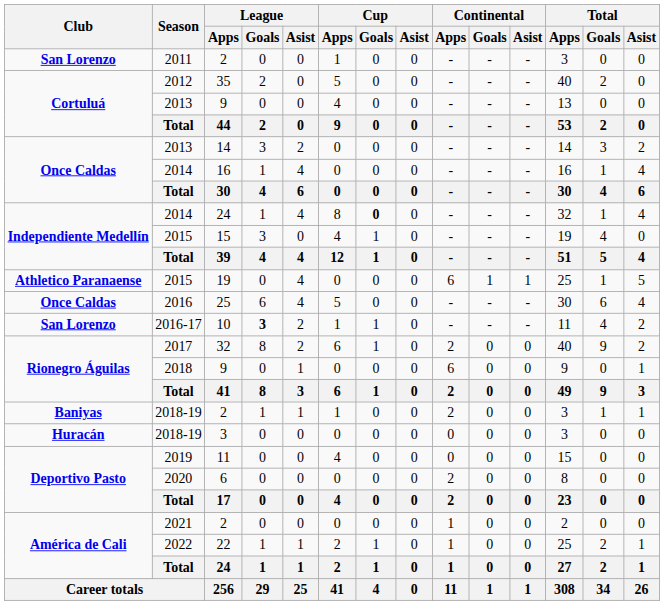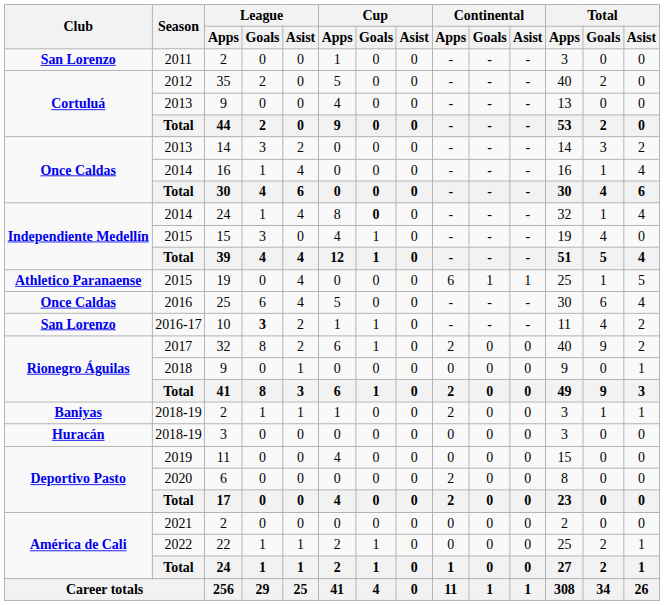(451, 368) 6 -> (451, 368) 0
(451, 523) 1 -> (451, 523) 0
(451, 545) 1 -> (451, 545) 0
